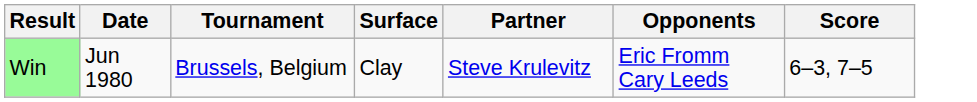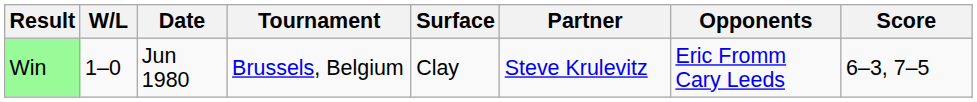+ column: (108, 21)
